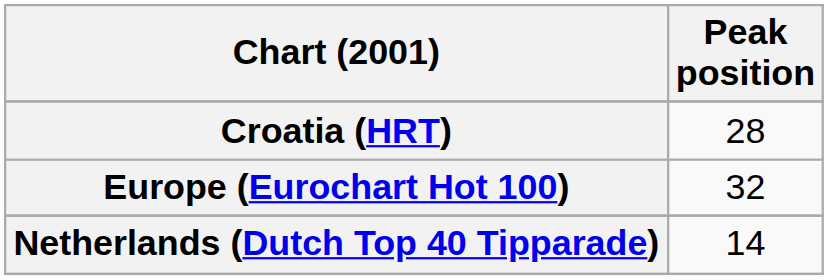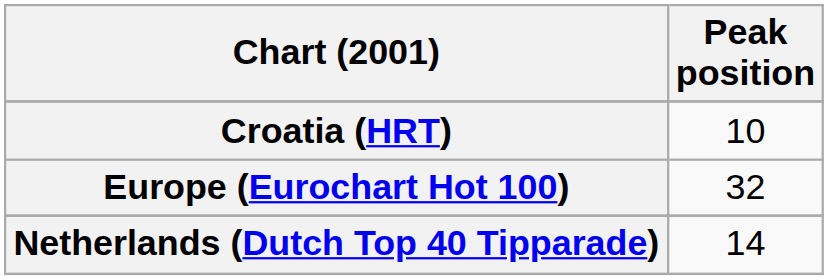(745, 130) 28 -> (745, 130) 10
